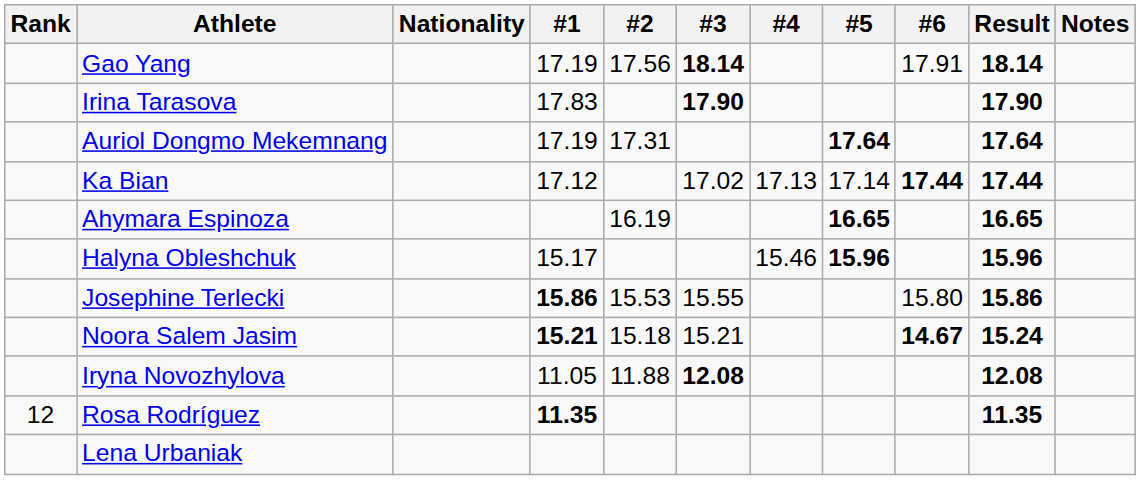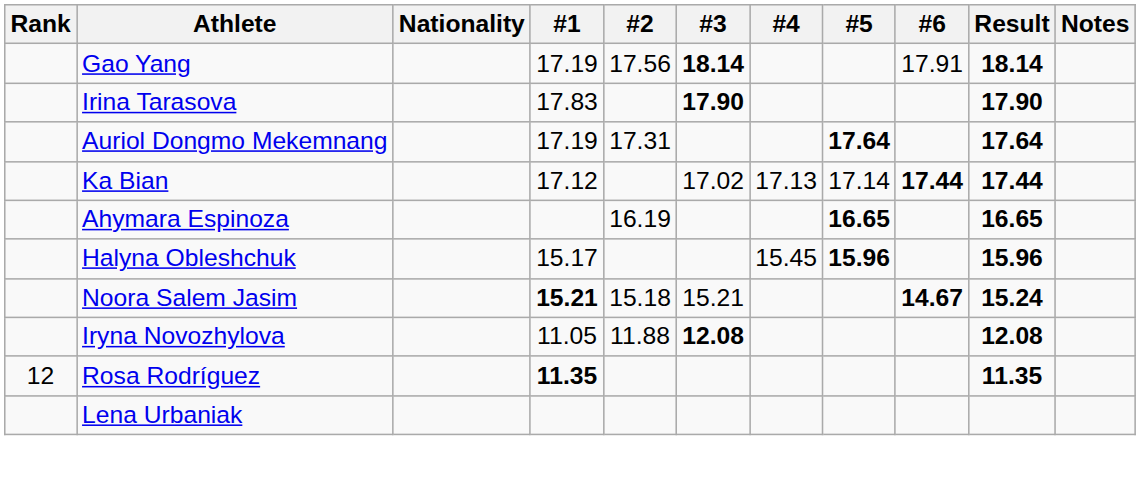(786, 258) 15.46 -> (786, 258) 15.45
- row: (183, 297)
